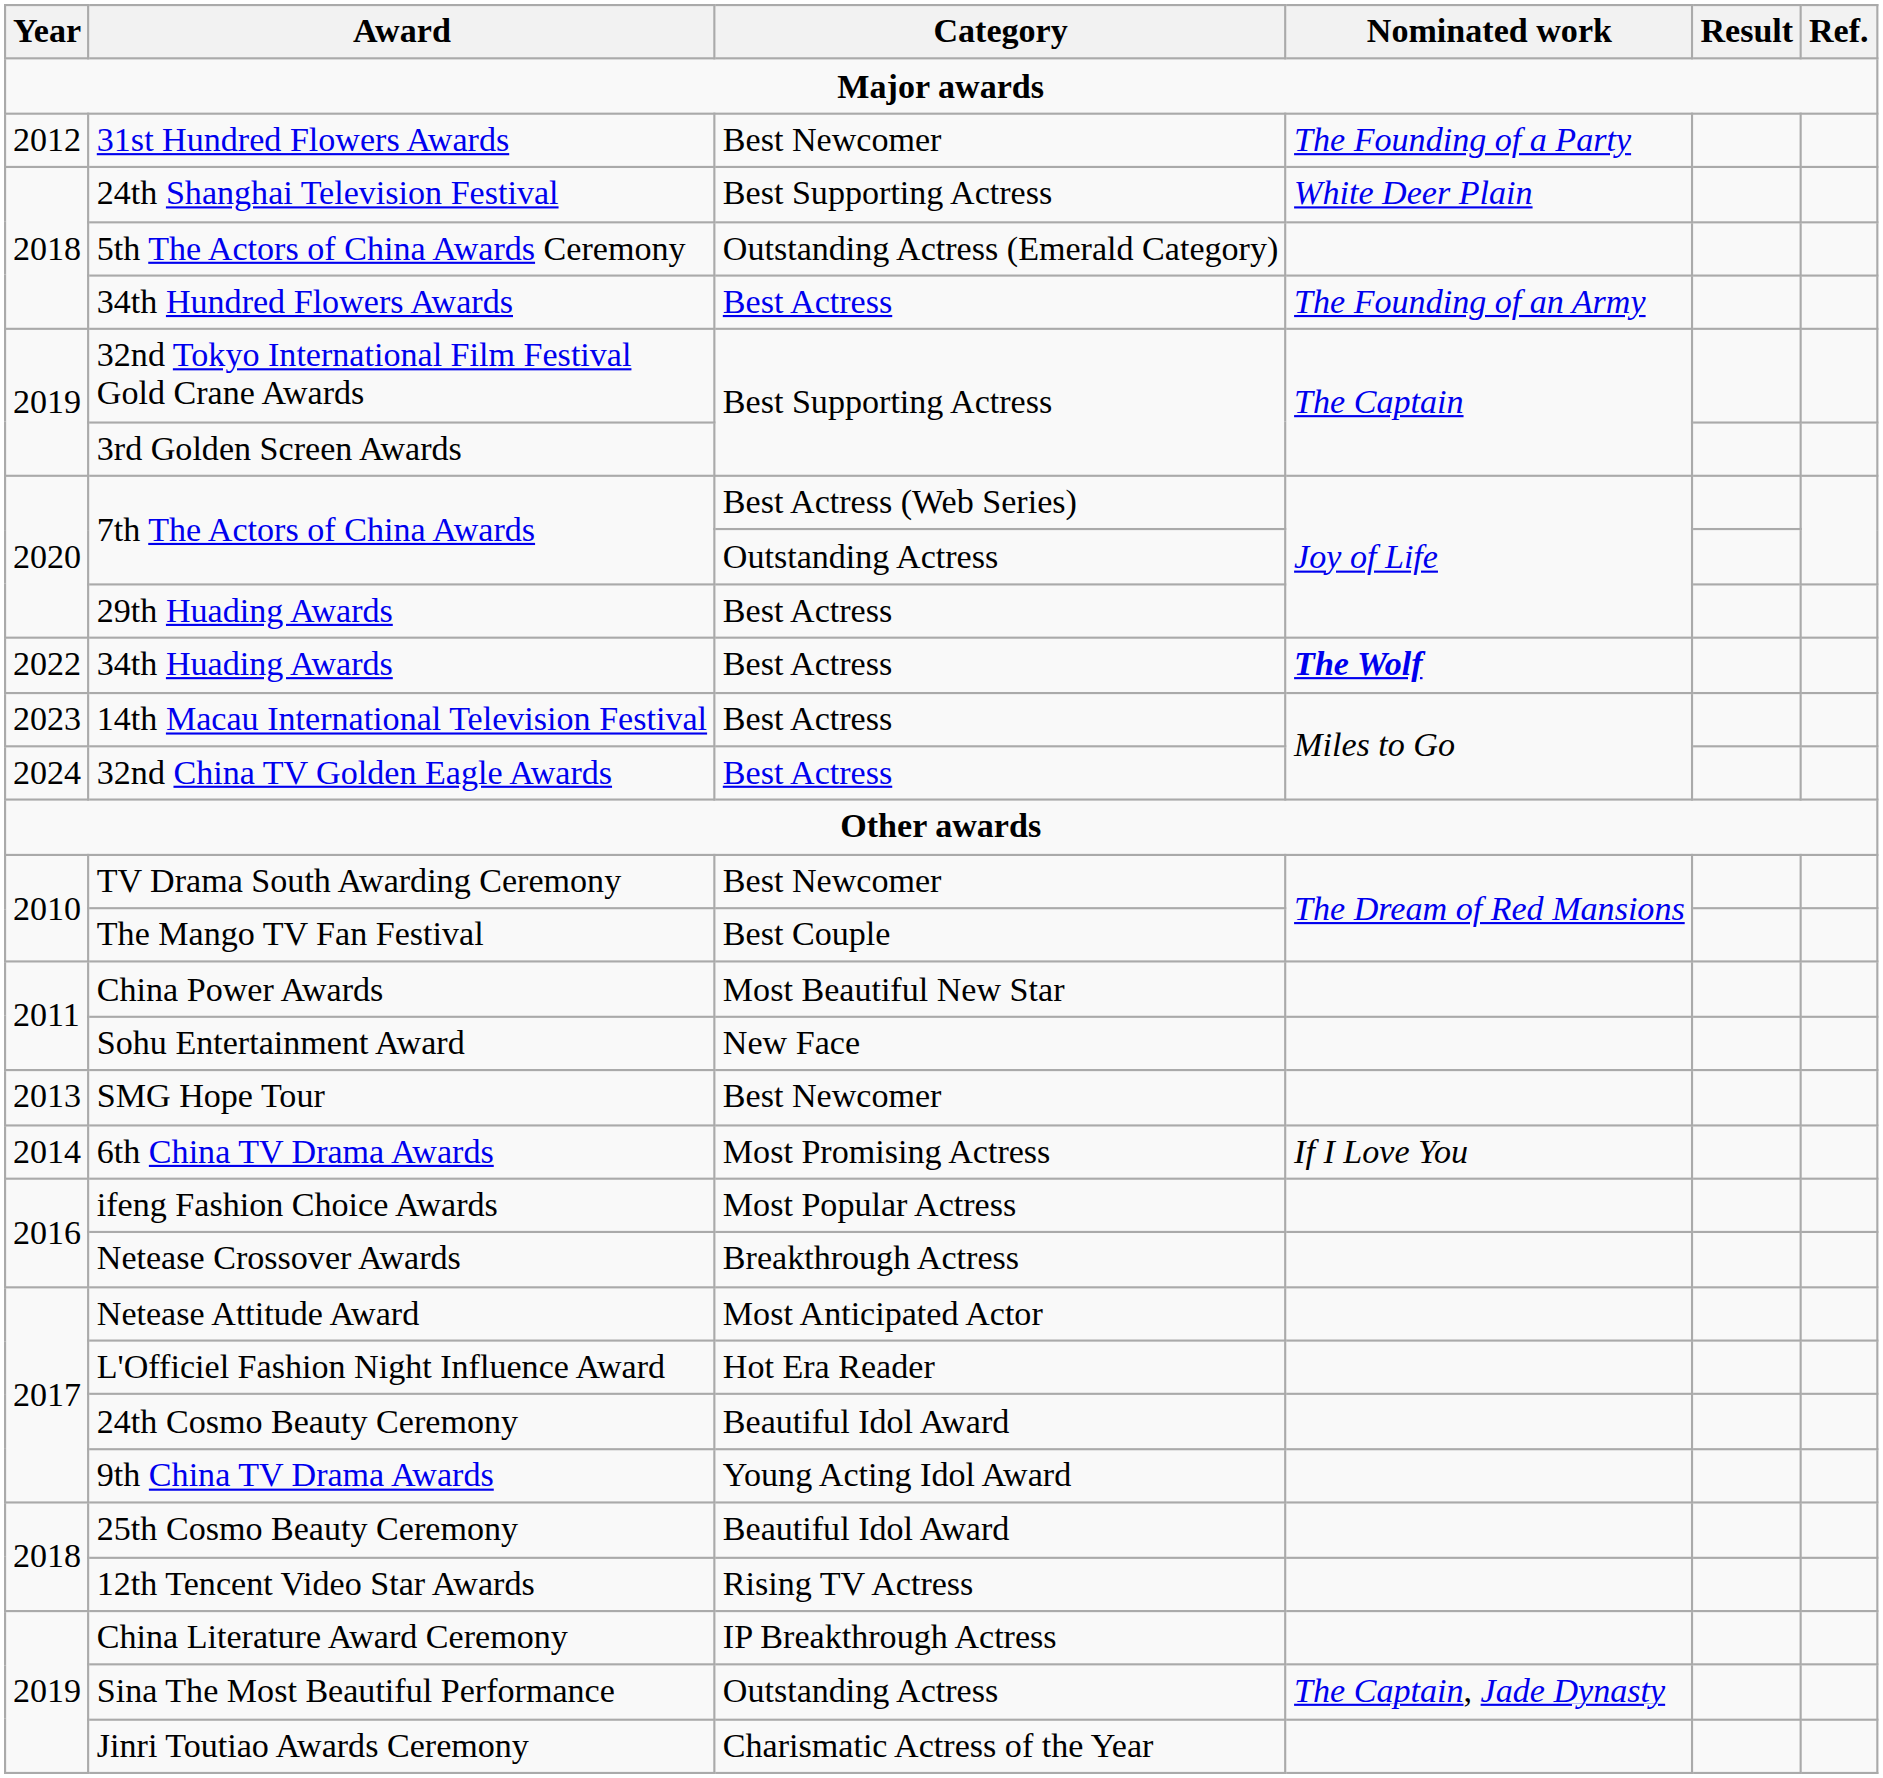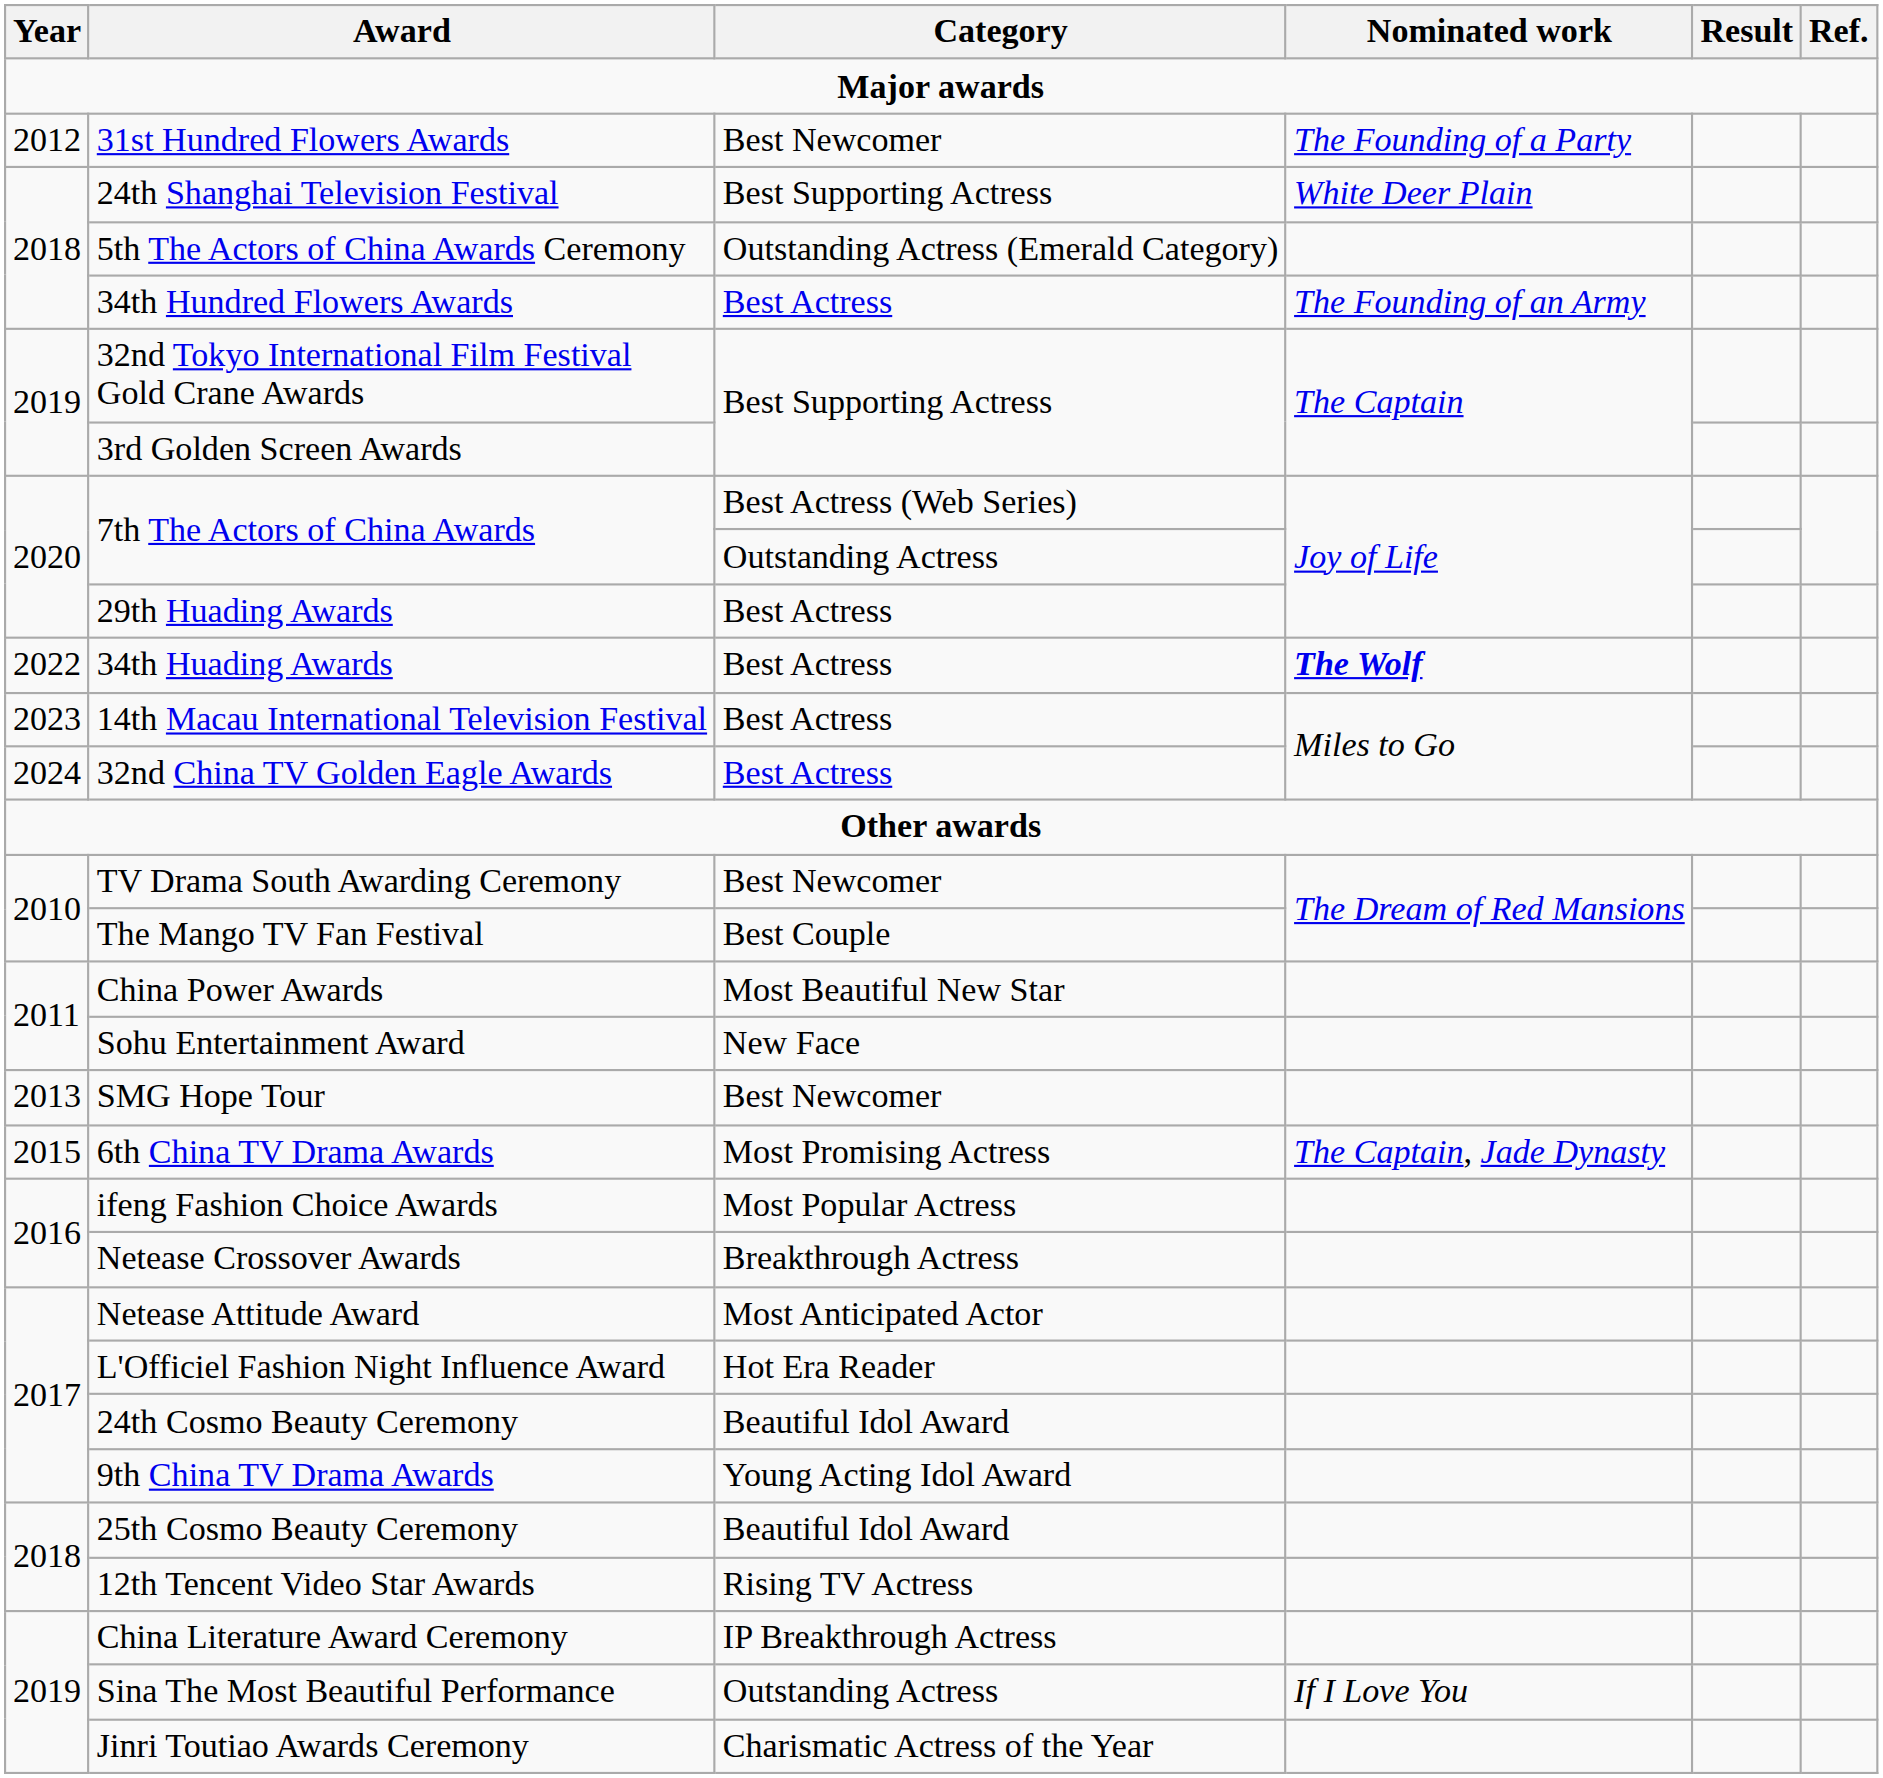(47, 1150) 2014 -> (47, 1150) 2015
(1381, 1150) If I Love You -> (1480, 1150) The Captain, Jade Dynasty
(1480, 1691) The Captain, Jade Dynasty -> (1381, 1691) If I Love You
